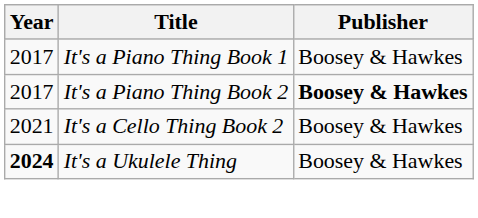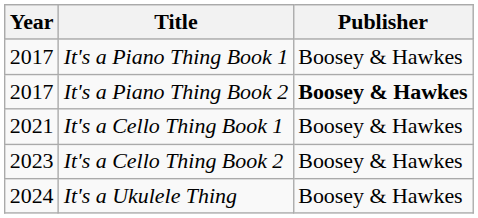+ row: (173, 126)
(32, 126) 2021 -> (32, 160) 2023
(32, 160) bold -> (32, 195) normal
